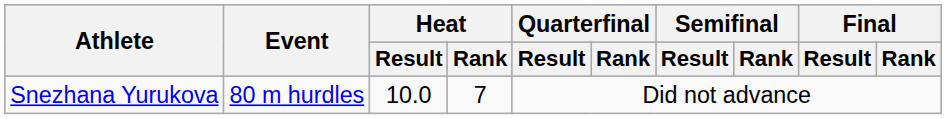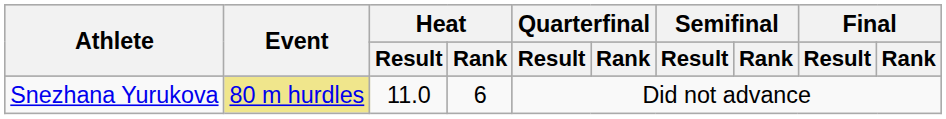(297, 95) no background -> (297, 95) khaki background
(409, 95) 10.0 -> (409, 95) 11.0
(480, 95) 7 -> (480, 95) 6
